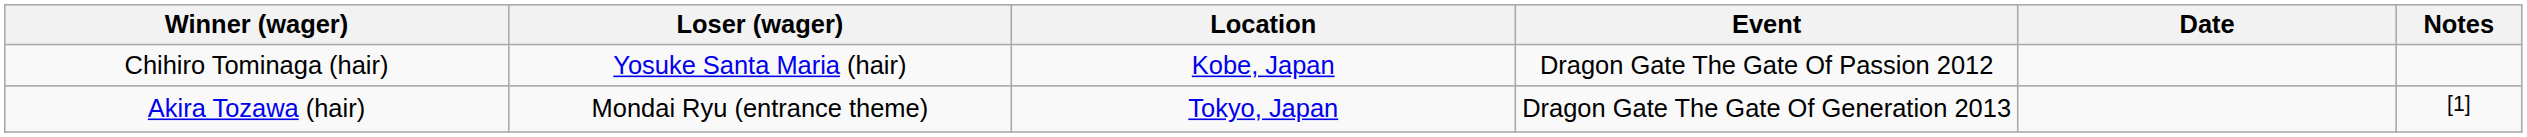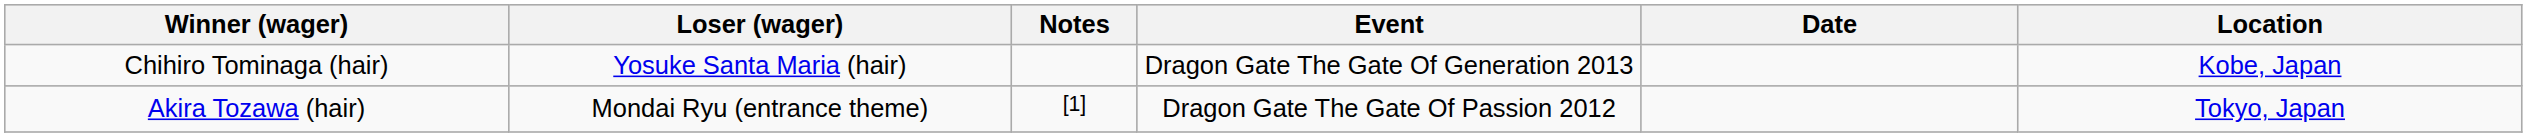columns swapped: (1263, 24) <-> (2459, 24)
(1767, 65) Dragon Gate The Gate Of Passion 2012 -> (1389, 65) Dragon Gate The Gate Of Generation 2013
(1767, 108) Dragon Gate The Gate Of Generation 2013 -> (1389, 108) Dragon Gate The Gate Of Passion 2012
